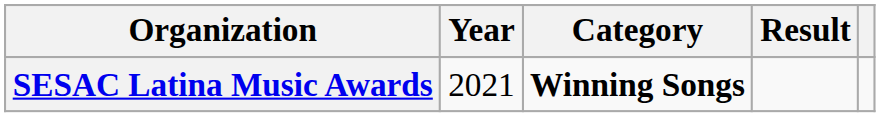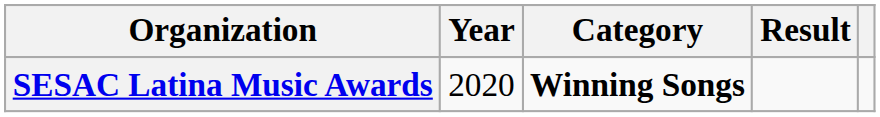(481, 83) 2021 -> (481, 83) 2020
